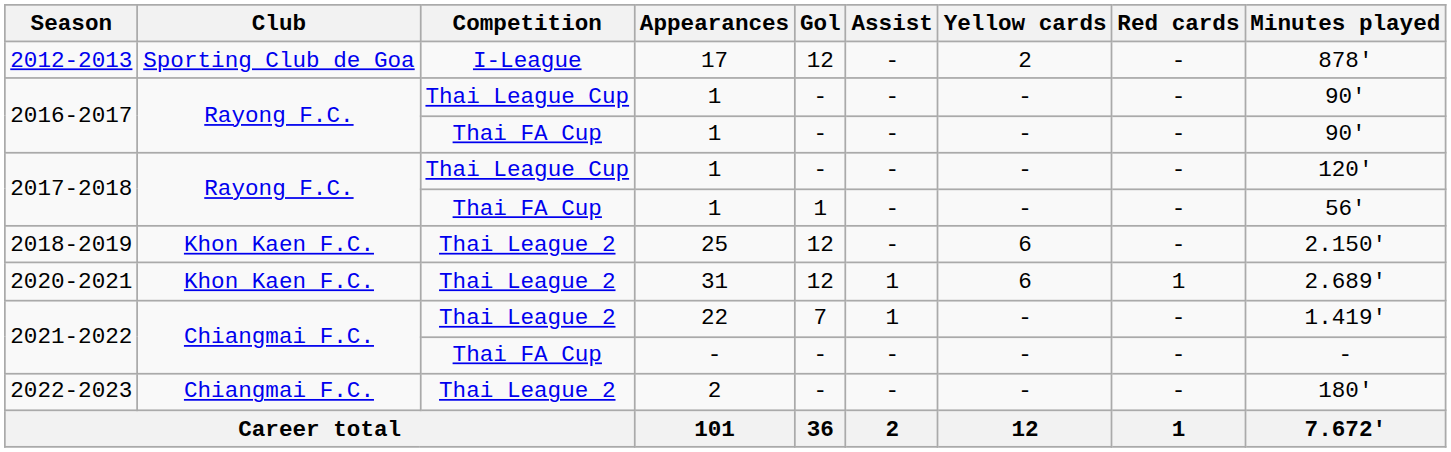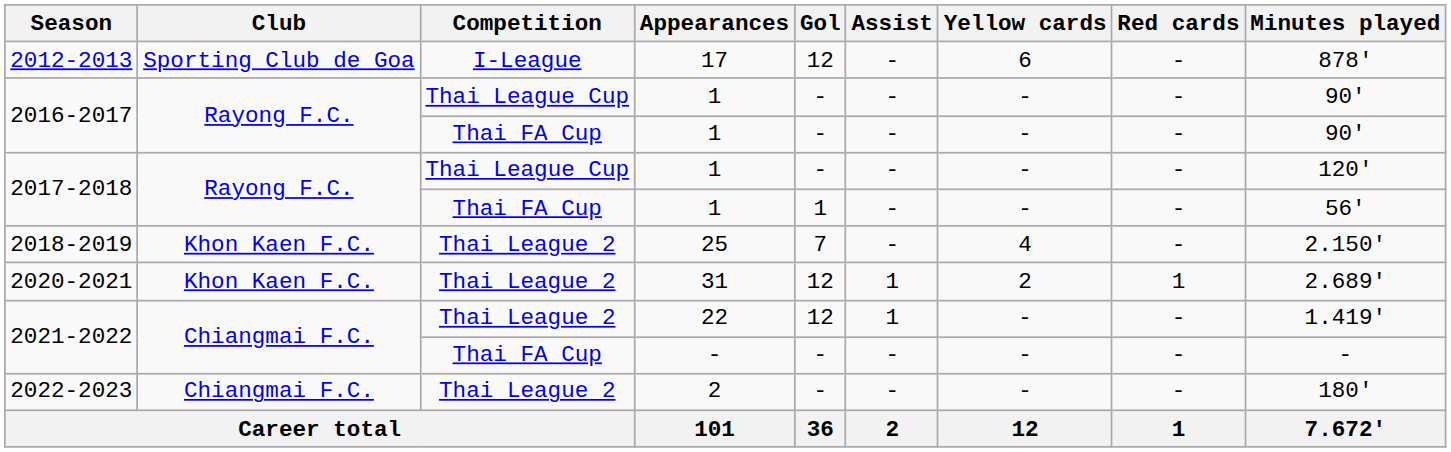(1025, 60) 2 -> (1025, 60) 6
(820, 245) 12 -> (820, 245) 7
(1025, 245) 6 -> (1025, 245) 4
(1025, 281) 6 -> (1025, 281) 2
(820, 318) 7 -> (820, 318) 12
